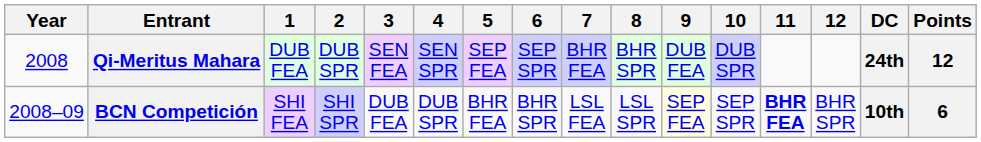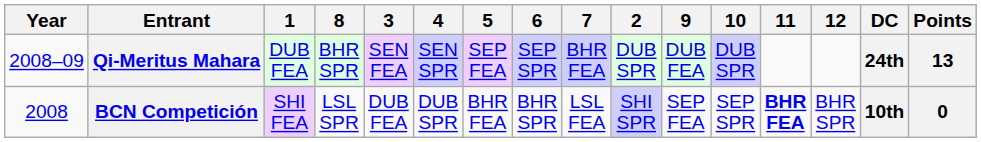columns swapped: (339, 19) <-> (636, 19)
(47, 60) 2008 -> (47, 60) 2008–09
(943, 60) 12 -> (943, 60) 13
(47, 112) 2008–09 -> (47, 112) 2008
(686, 112) lightyellow background -> (686, 112) no background
(943, 112) 6 -> (943, 112) 0
